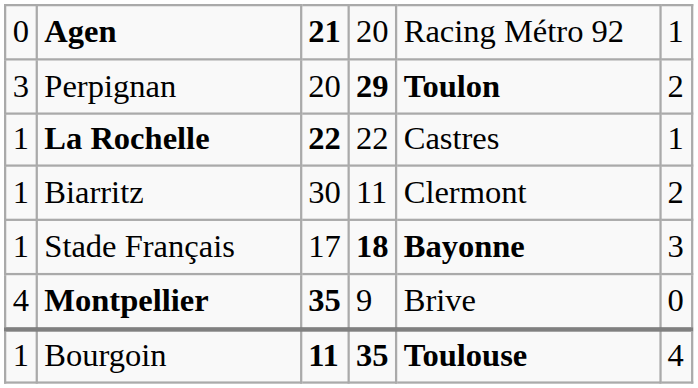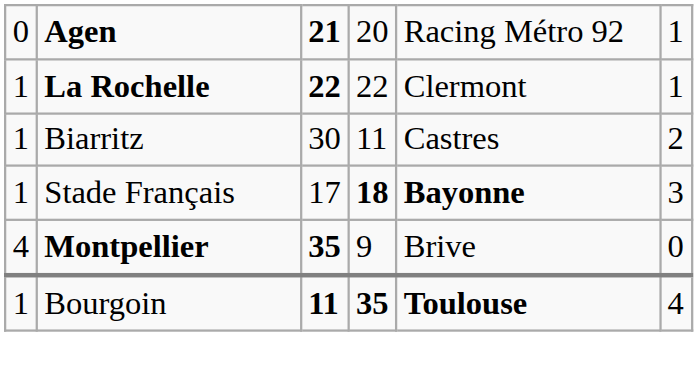- row: (110, 85)
(452, 139) Castres -> (465, 85) Clermont
(465, 192) Clermont -> (452, 139) Castres
